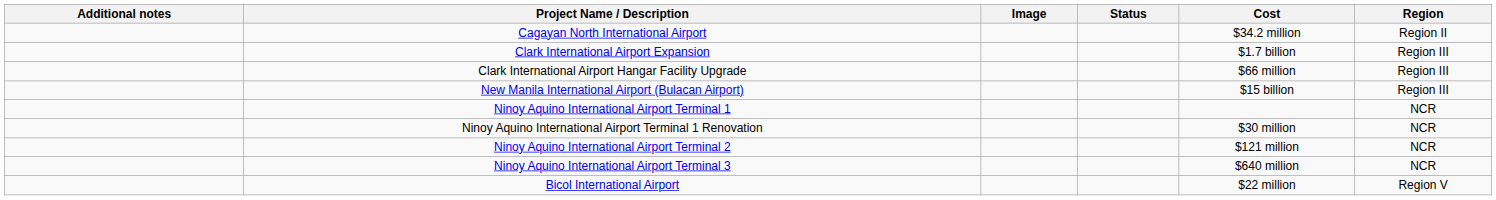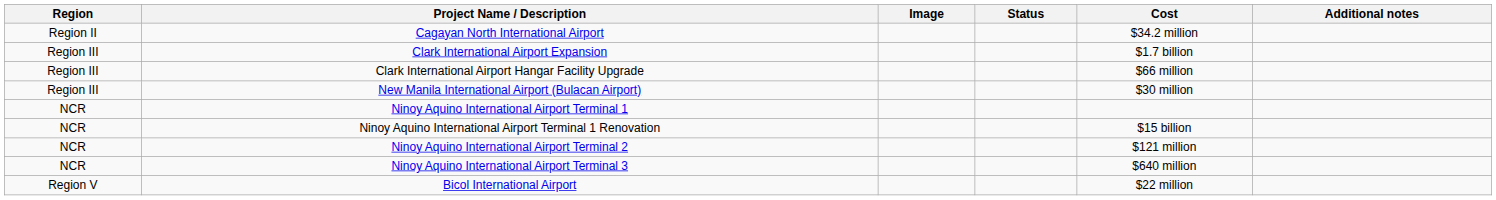columns swapped: (1423, 14) <-> (124, 14)
(1267, 90) $15 billion -> (1164, 90) $30 million
(1267, 128) $30 million -> (1164, 128) $15 billion
